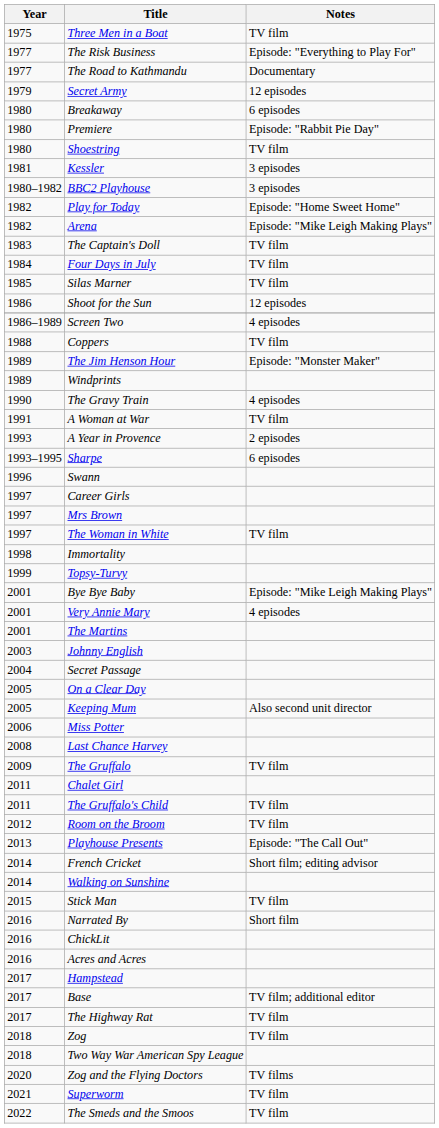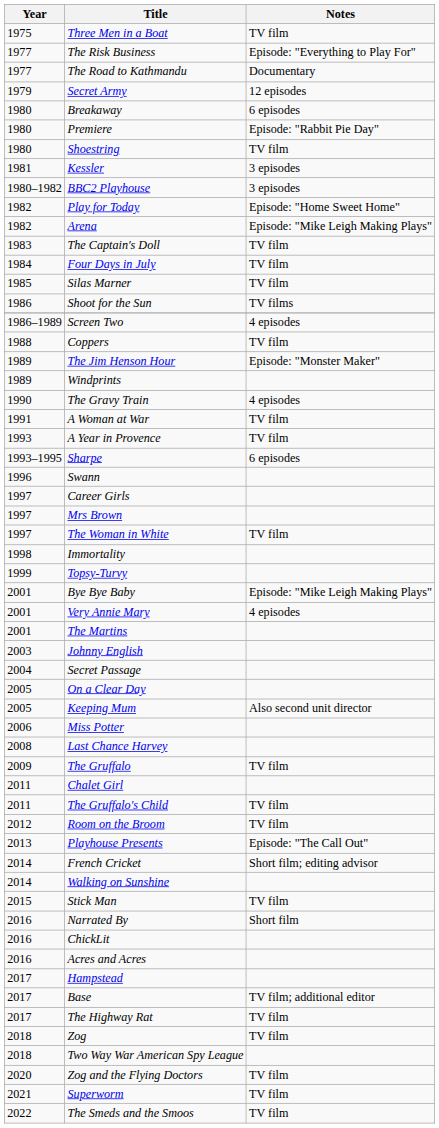(278, 303) 12 episodes -> (271, 303) TV films
(275, 438) 2 episodes -> (269, 438) TV film
(271, 1074) TV films -> (269, 1074) TV film
